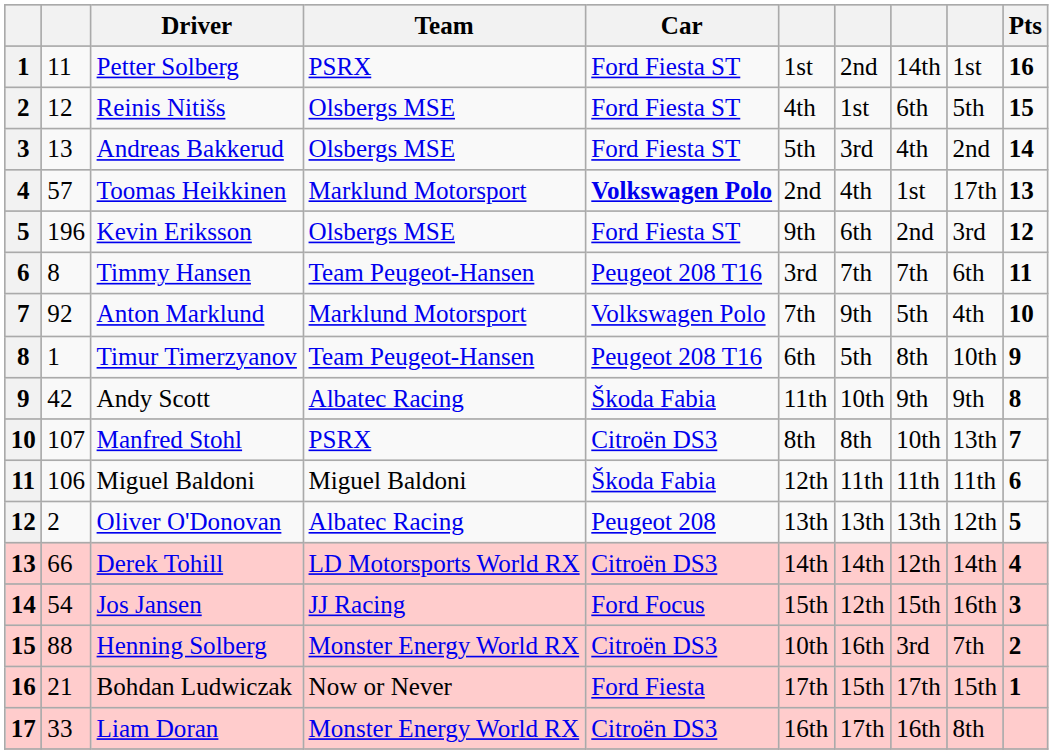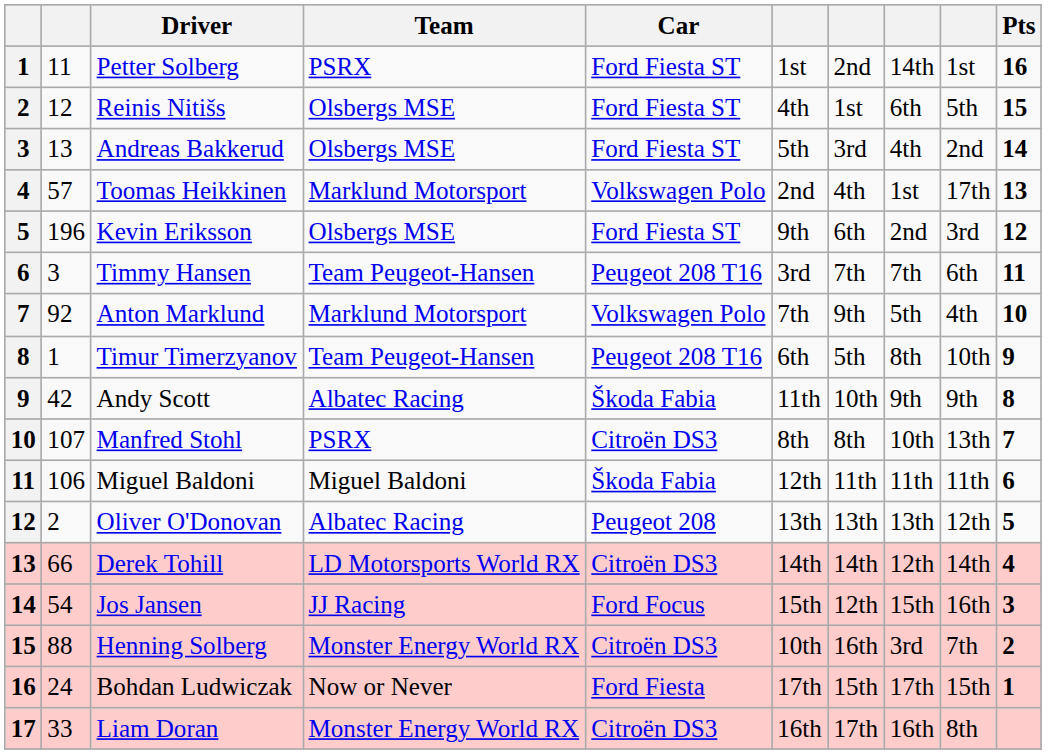(682, 190) bold -> (678, 190) normal
(54, 273) 8 -> (54, 273) 3
(60, 687) 21 -> (60, 687) 24
